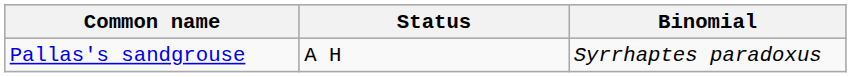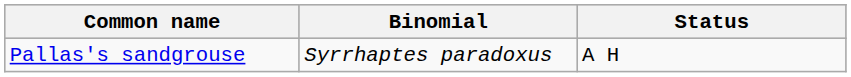columns swapped: (708, 22) <-> (434, 22)
